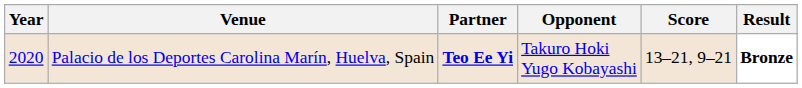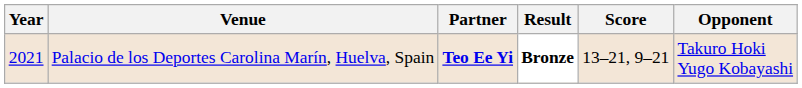columns swapped: (579, 19) <-> (767, 19)
(26, 58) 2020 -> (26, 58) 2021
